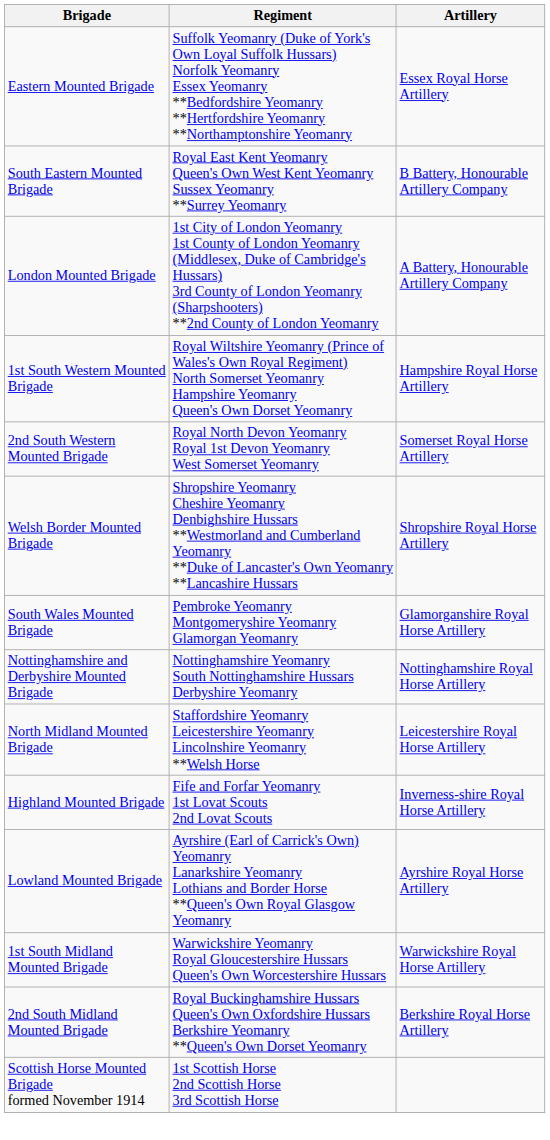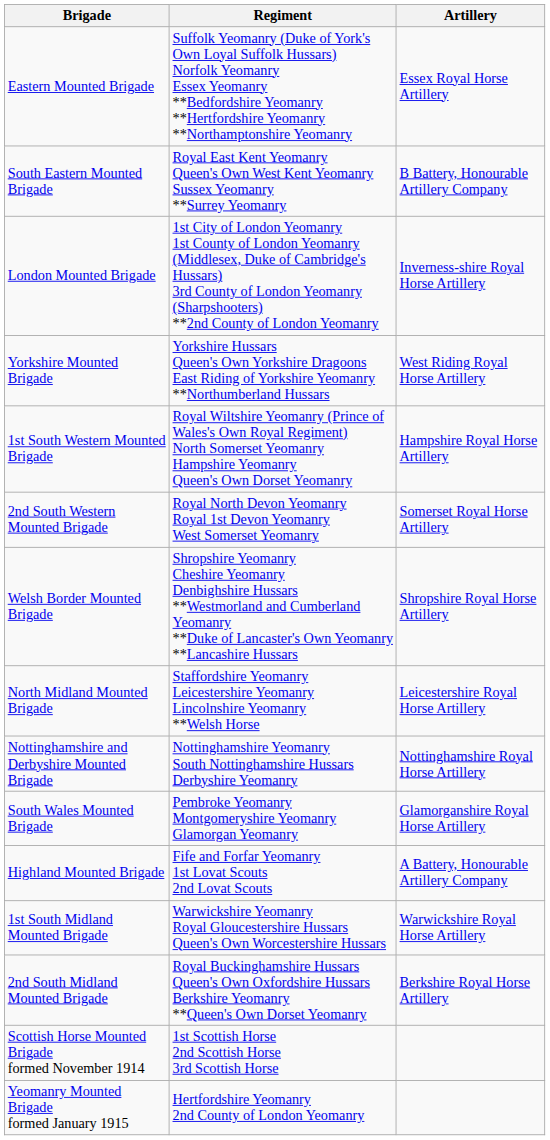(464, 275) A Battery, Honourable Artillery Company -> (462, 275) Inverness-shire Royal Horse Artillery
+ row: (63, 370)
rows swapped: (71, 622) <-> (78, 739)
(462, 802) Inverness-shire Royal Horse Artillery -> (464, 872) A Battery, Honourable Artillery Company
- row: (85, 880)
+ row: (68, 1107)
